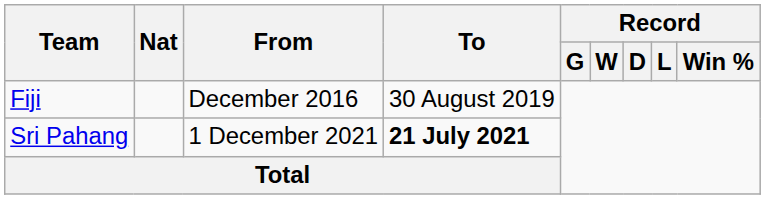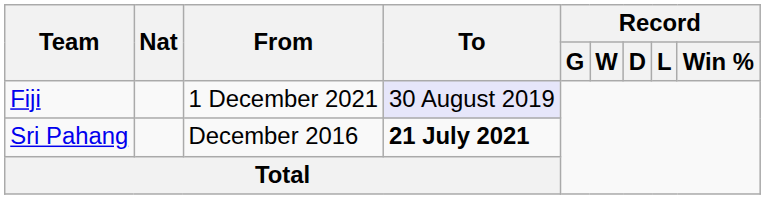(273, 99) December 2016 -> (283, 99) 1 December 2021
(472, 99) no background -> (472, 99) lavender background
(283, 136) 1 December 2021 -> (273, 136) December 2016
